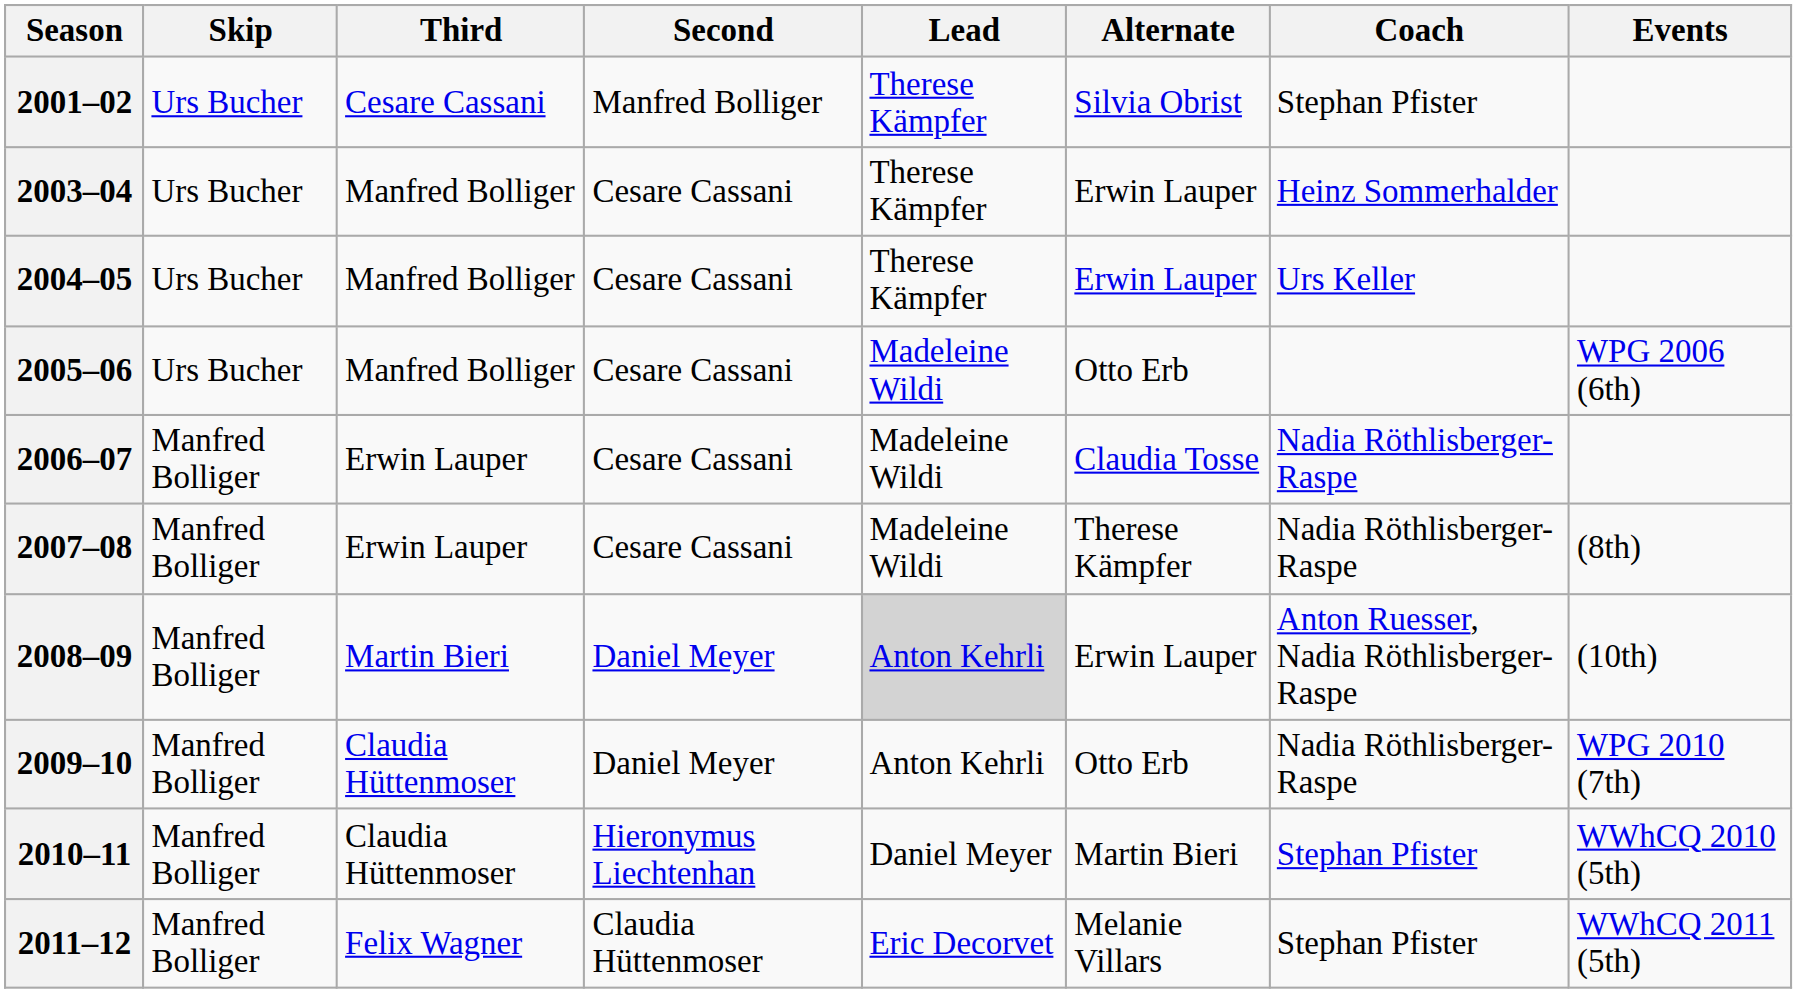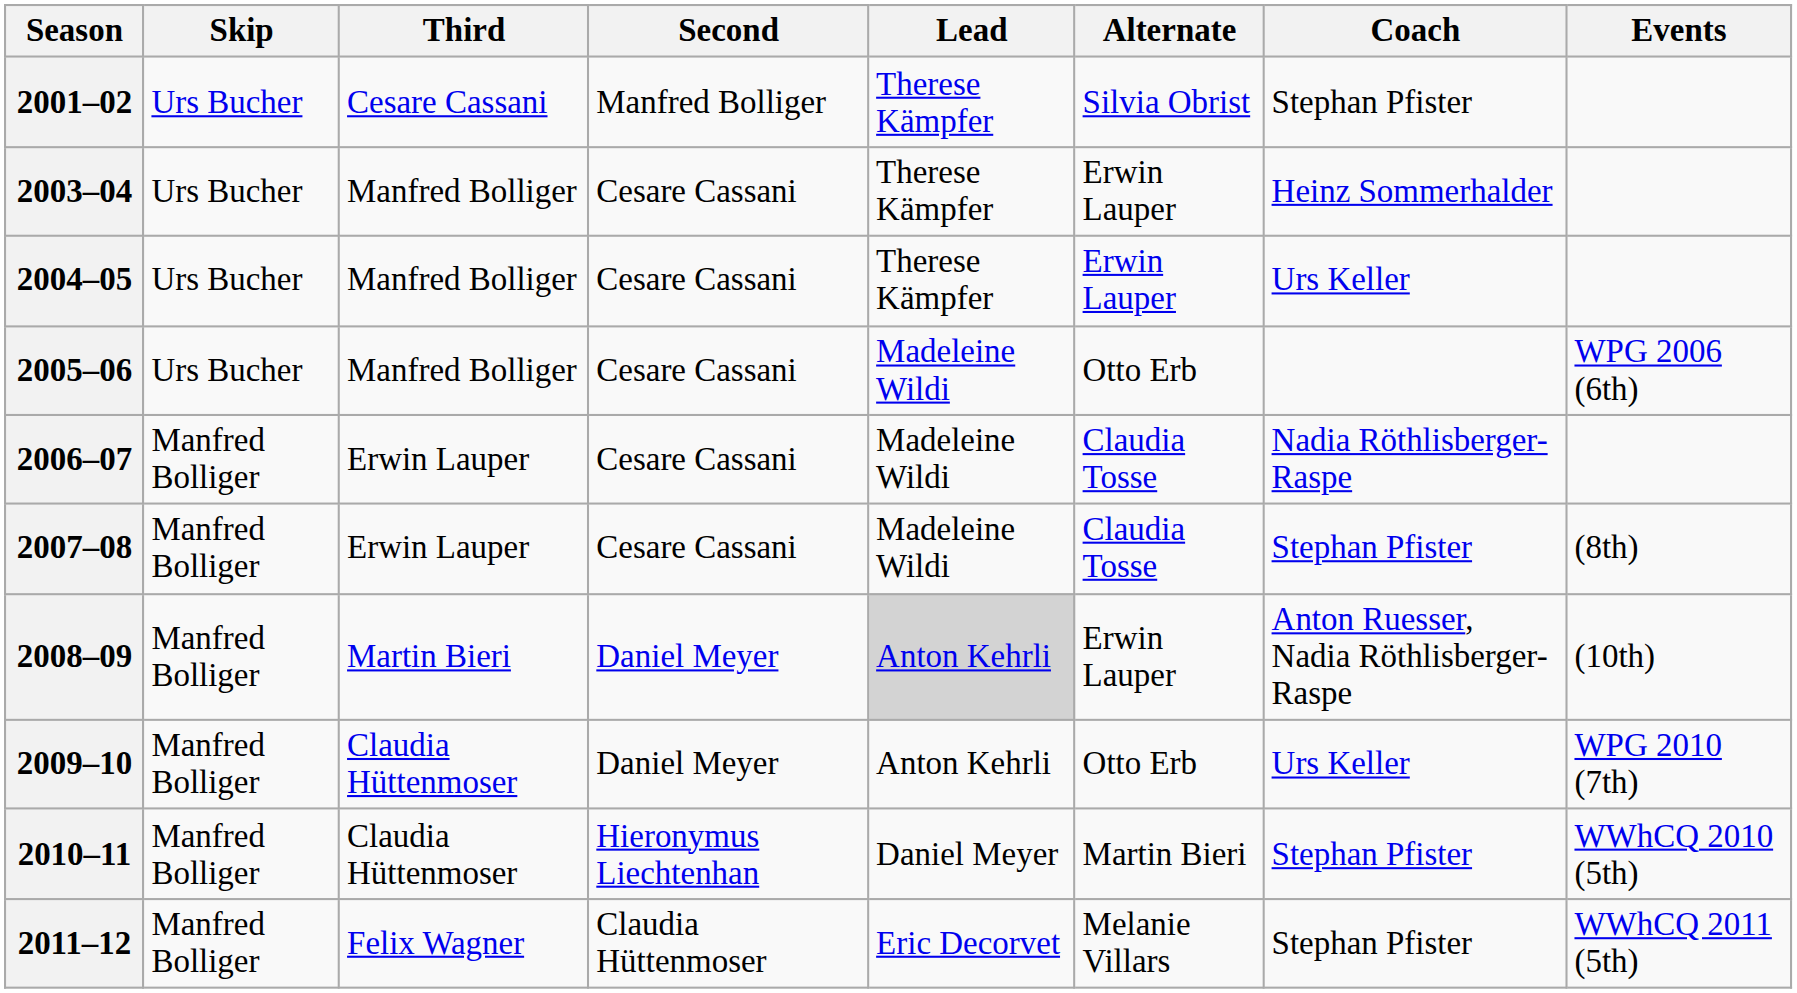(1133, 548) Therese Kämpfer -> (1134, 548) Claudia Tosse
(1415, 548) Nadia Röthlisberger-Raspe -> (1372, 548) Stephan Pfister
(1415, 763) Nadia Röthlisberger-Raspe -> (1341, 763) Urs Keller
